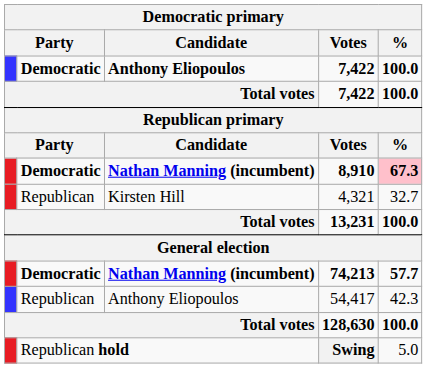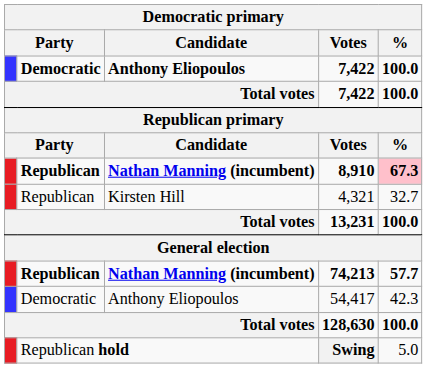(61, 171) Democratic -> (60, 171) Republican
(61, 273) Democratic -> (60, 273) Republican
(58, 299) Republican -> (58, 299) Democratic
